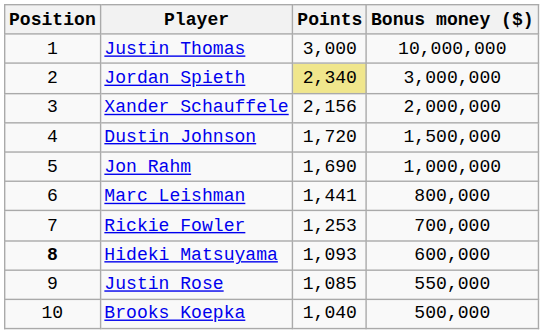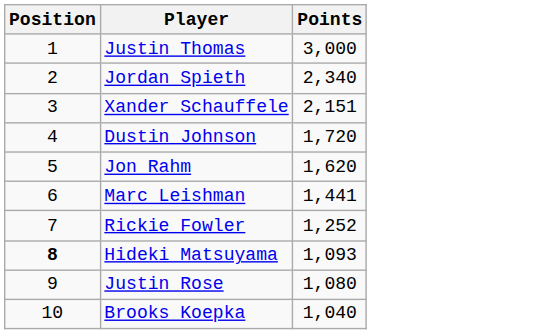- column: (452, 19)
(330, 78) khaki background -> (330, 78) no background
(330, 108) 2,156 -> (330, 108) 2,151
(330, 167) 1,690 -> (330, 167) 1,620
(330, 226) 1,253 -> (330, 226) 1,252
(330, 284) 1,085 -> (330, 284) 1,080
